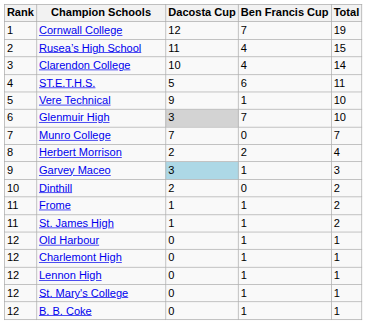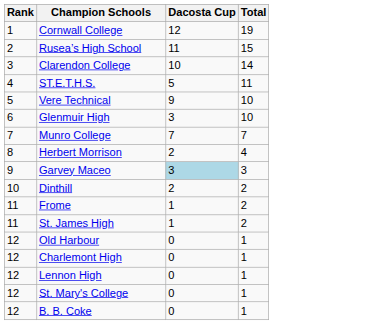- column: (285, 13)
(171, 118) lightgrey background -> (171, 118) no background
